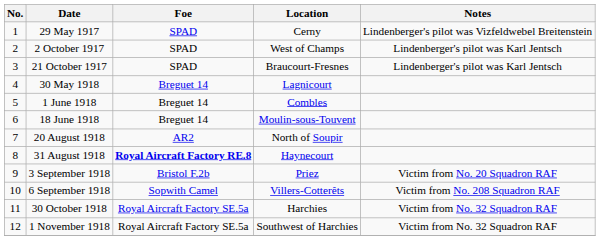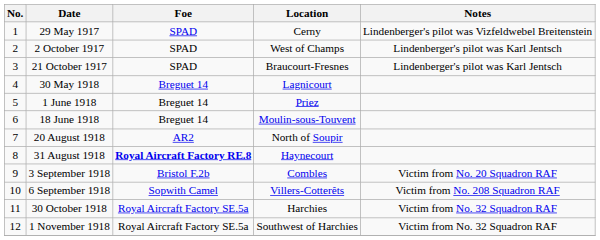(307, 102) Combles -> (307, 102) Priez
(307, 173) Priez -> (307, 173) Combles
